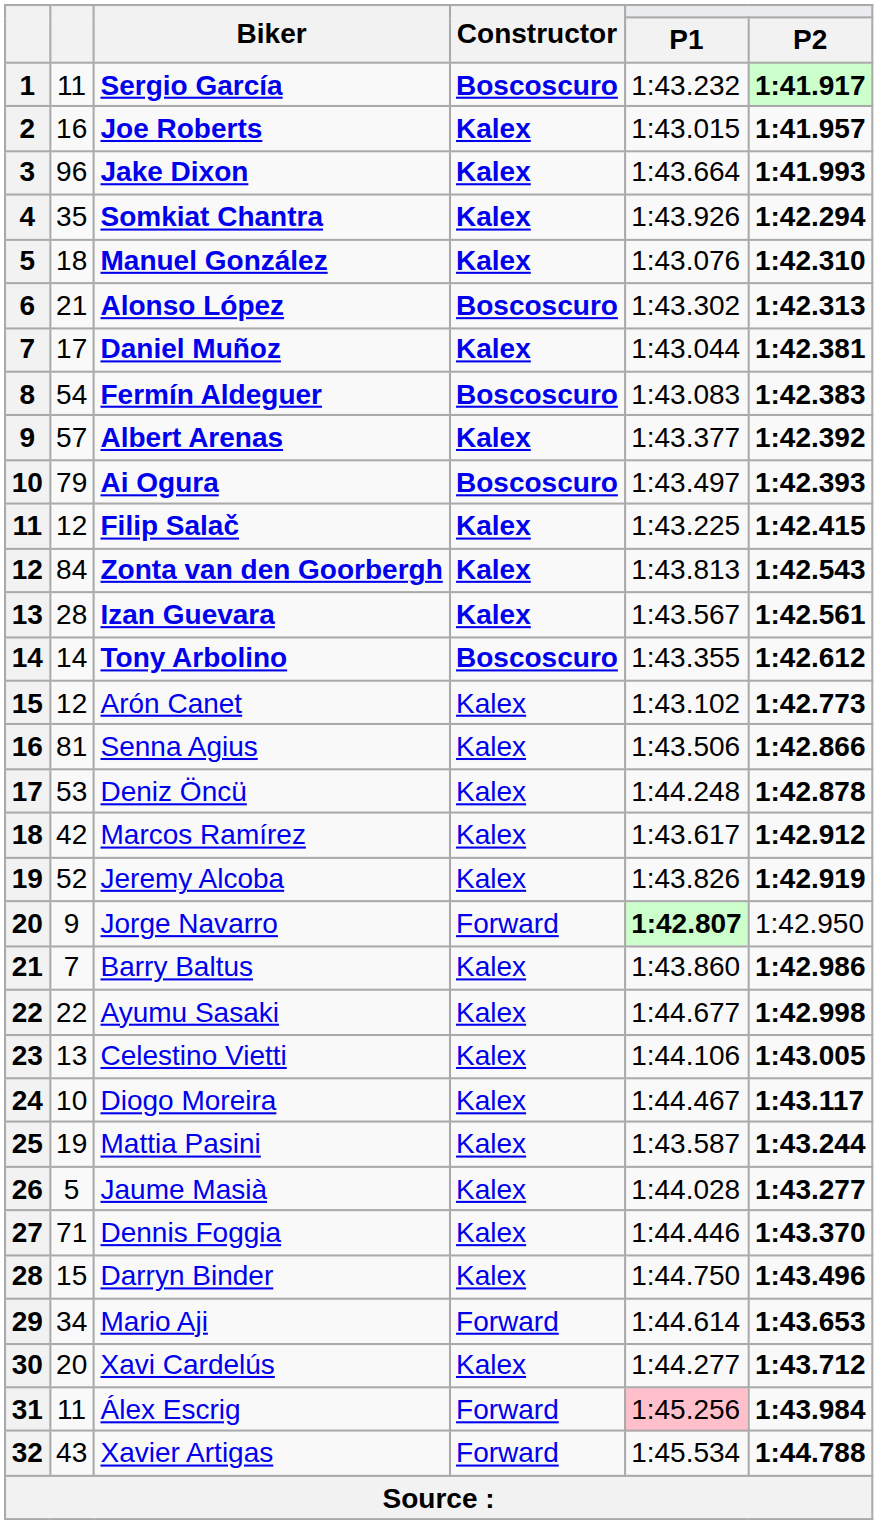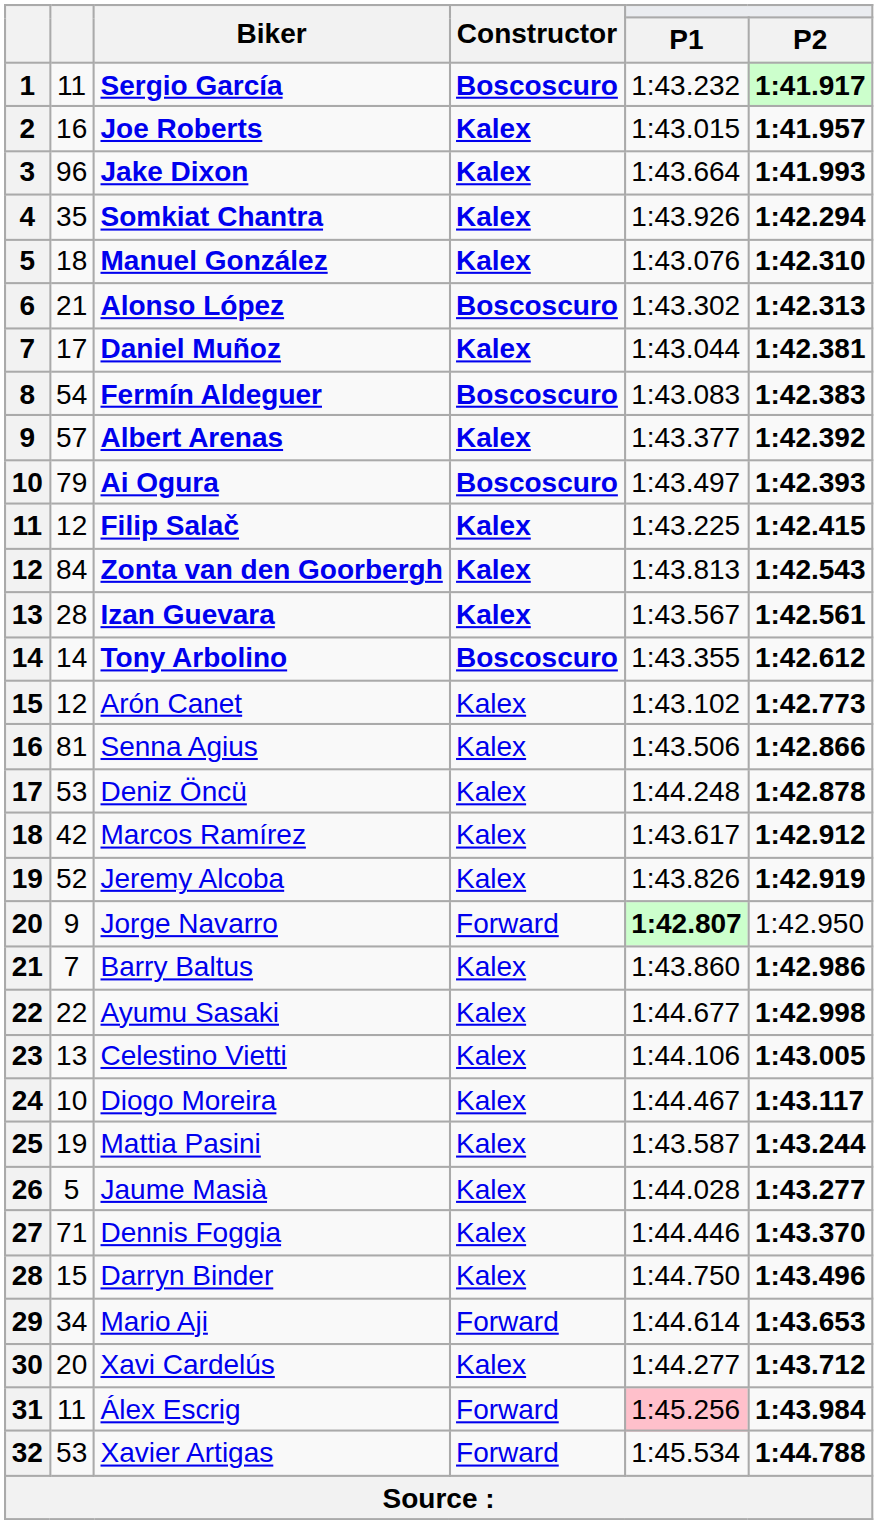(72, 1453) 43 -> (72, 1453) 53
